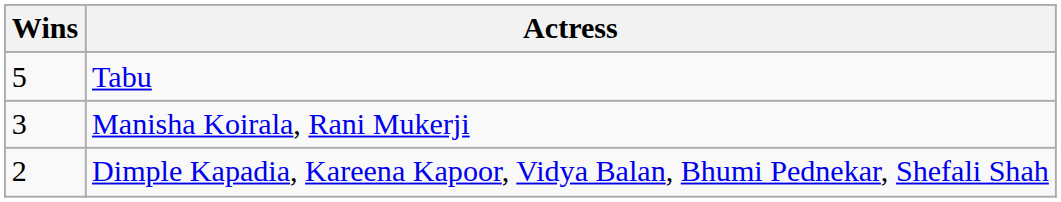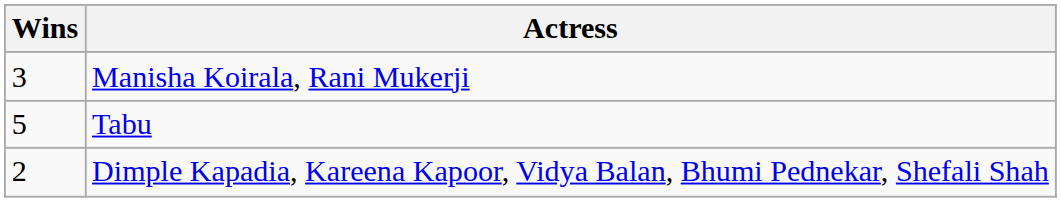rows swapped: (122, 76) <-> (281, 123)
